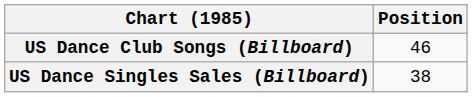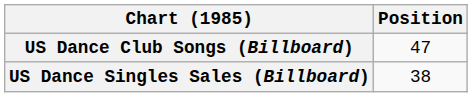(421, 48) 46 -> (421, 48) 47
